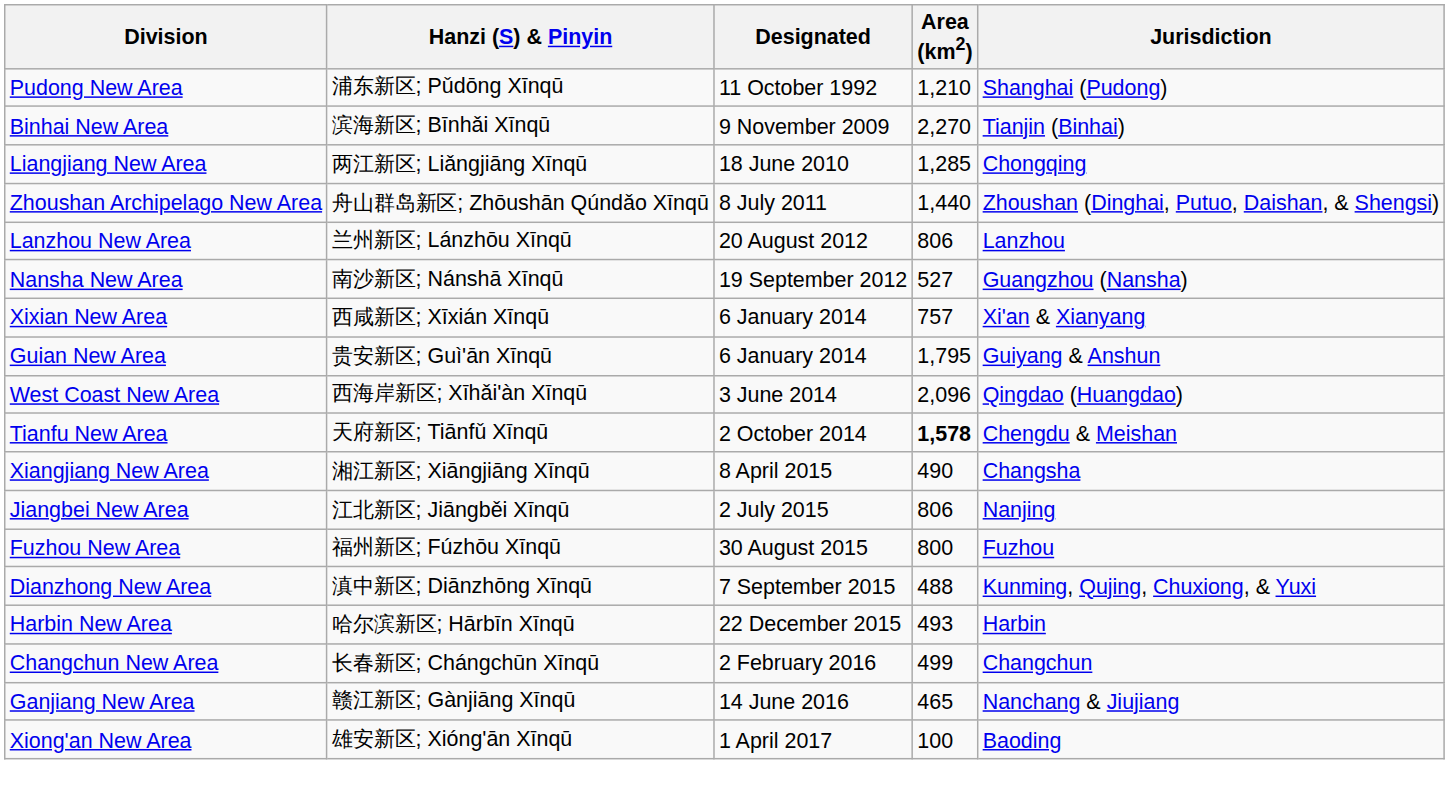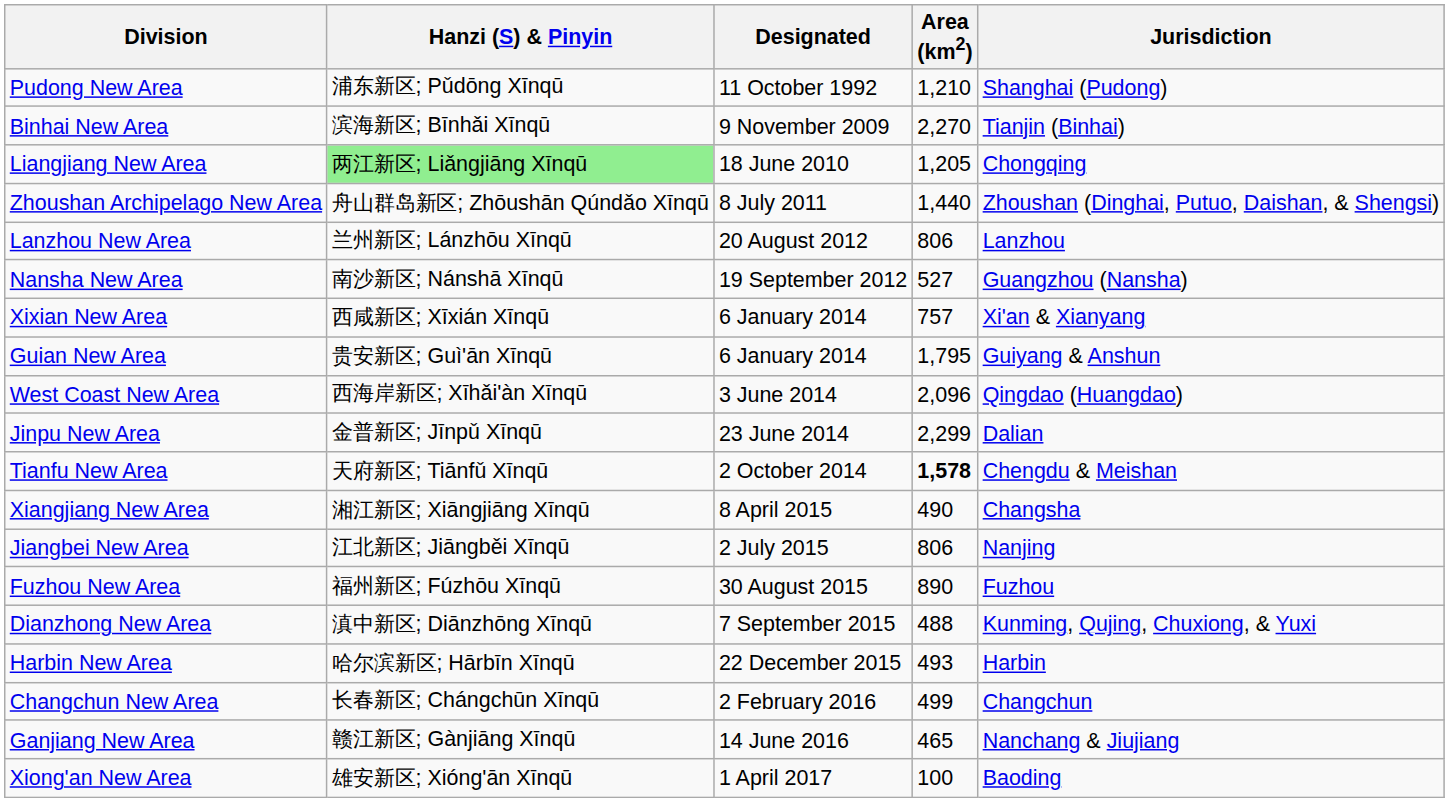(460, 164) no background -> (460, 164) lightgreen background
(944, 164) 1,285 -> (944, 164) 1,205
+ row: (85, 433)
(935, 548) 800 -> (935, 586) 890
